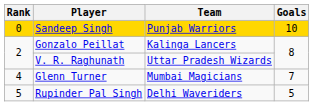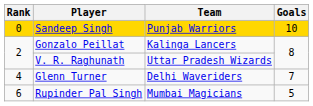(195, 77) Mumbai Magicians -> (195, 77) Delhi Waveriders
(19, 93) 5 -> (19, 93) 6
(195, 93) Delhi Waveriders -> (195, 93) Mumbai Magicians
